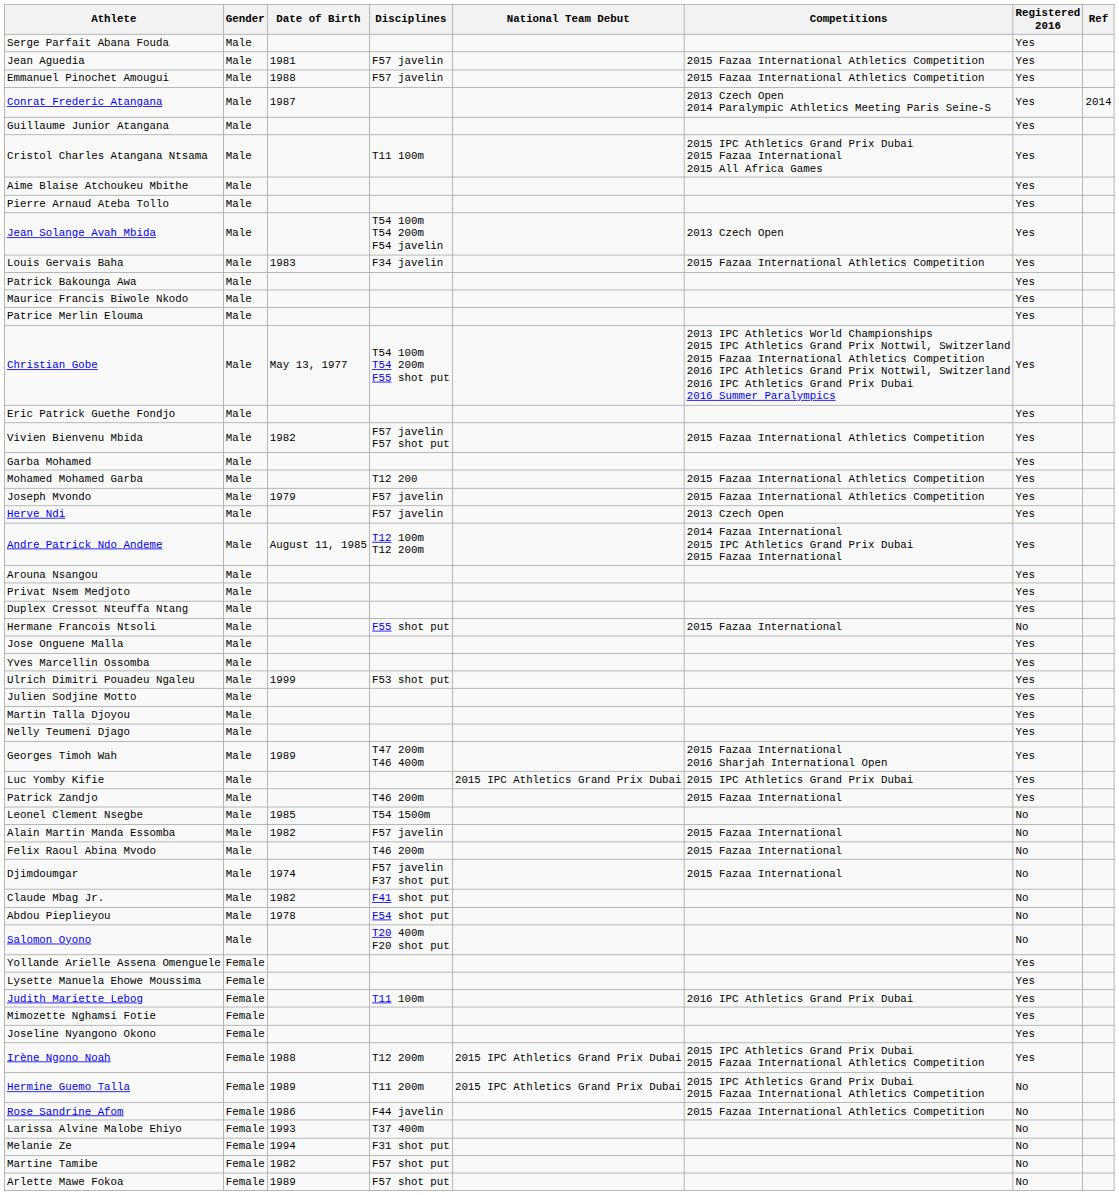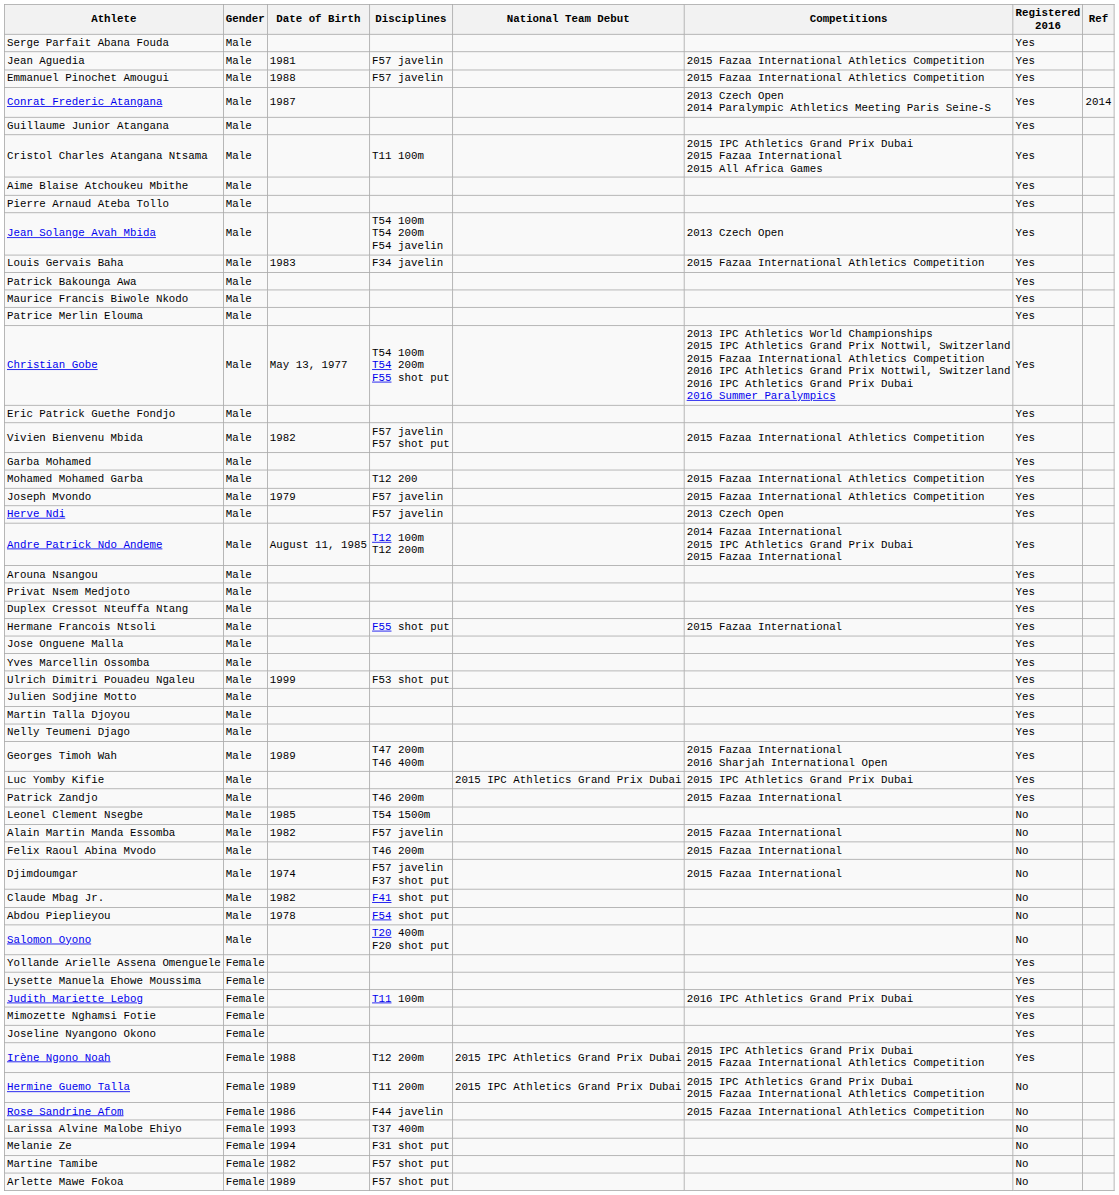(1022, 627) No -> (1025, 627) Yes
